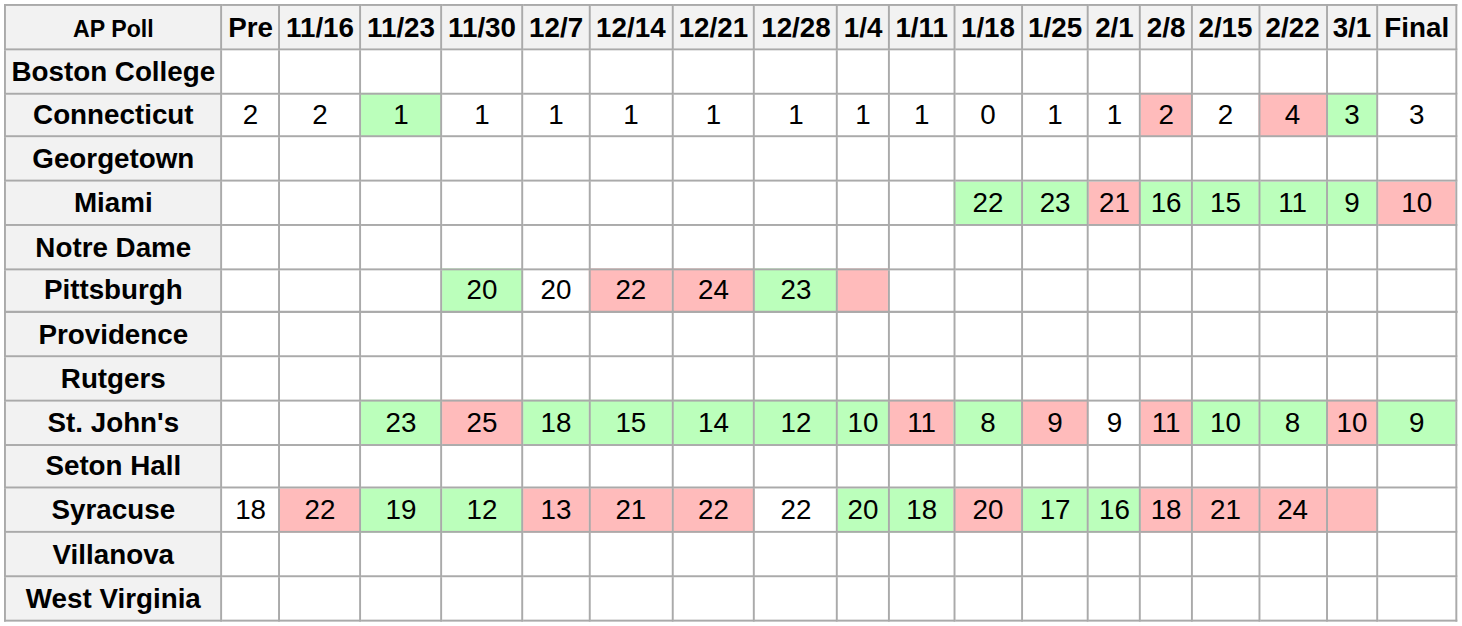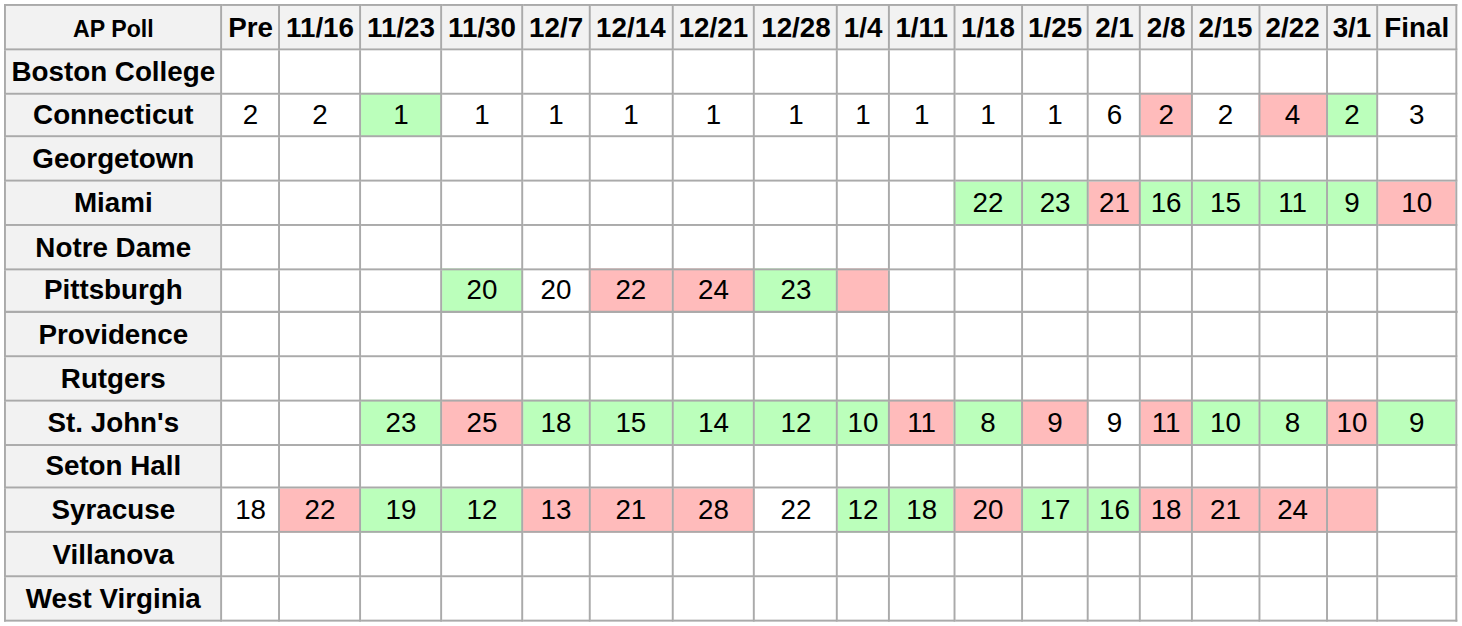(988, 115) 0 -> (988, 115) 1
(1114, 115) 1 -> (1114, 115) 6
(1352, 115) 3 -> (1352, 115) 2
(713, 510) 22 -> (713, 510) 28
(863, 510) 20 -> (863, 510) 12
